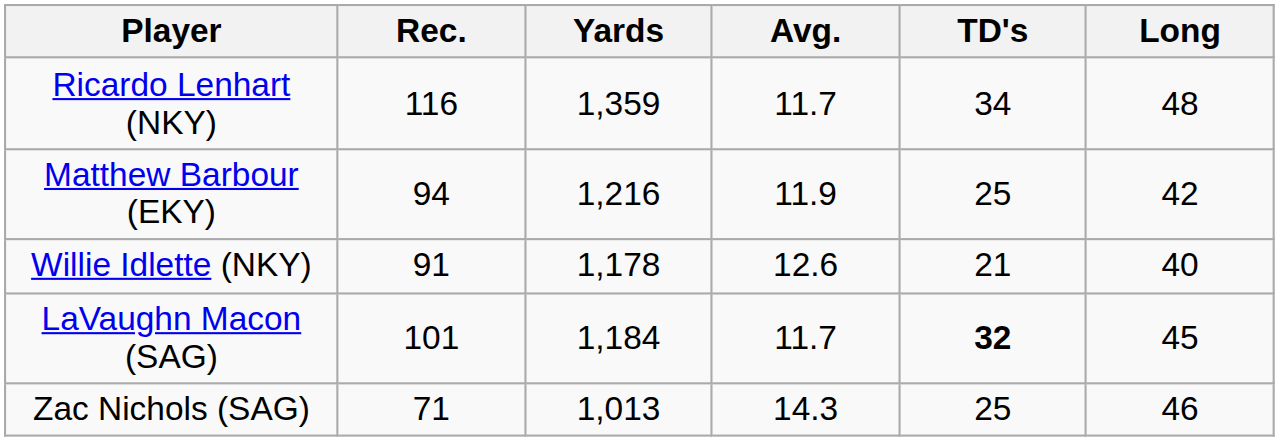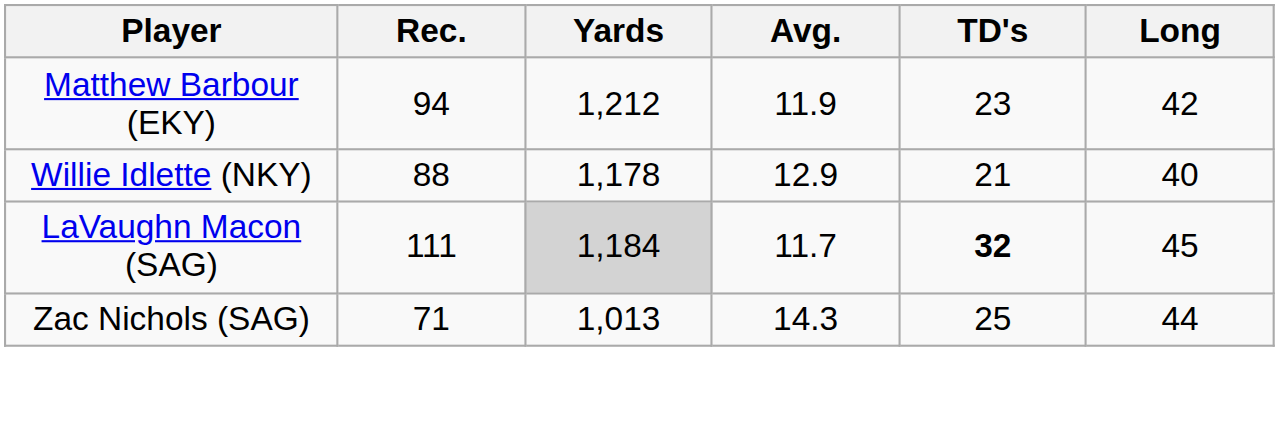- row: (171, 102)
(619, 193) 1,216 -> (619, 102) 1,212
(993, 193) 25 -> (993, 102) 23
(431, 265) 91 -> (431, 174) 88
(806, 265) 12.6 -> (806, 174) 12.9
(431, 337) 101 -> (431, 246) 111
(619, 337) no background -> (619, 246) lightgrey background
(1180, 409) 46 -> (1180, 318) 44
